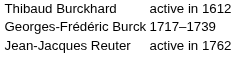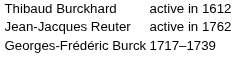rows swapped: (75, 27) <-> (68, 45)
